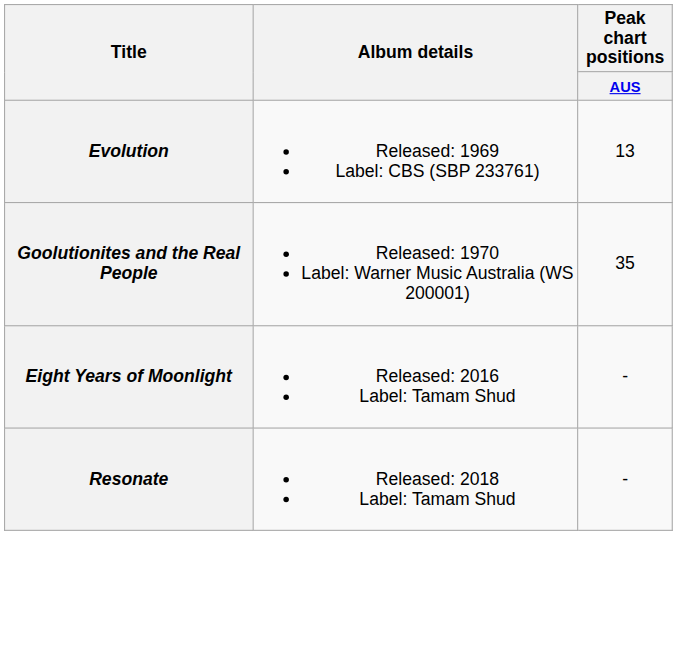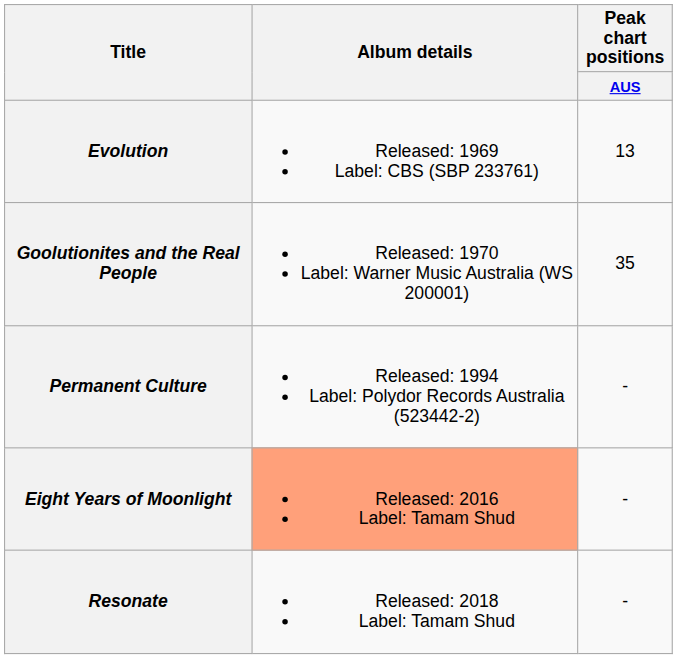+ row: (128, 386)
(415, 386) no background -> (415, 509) lightsalmon background
